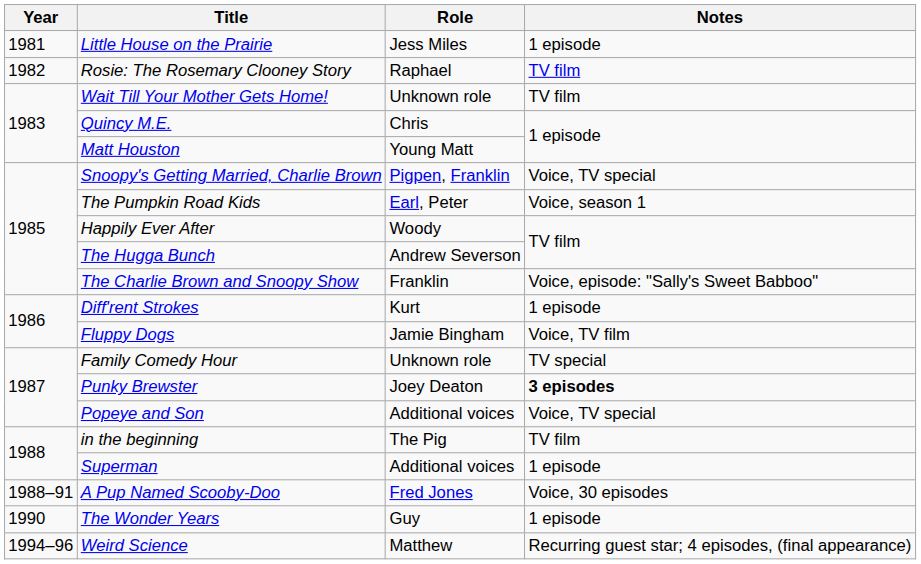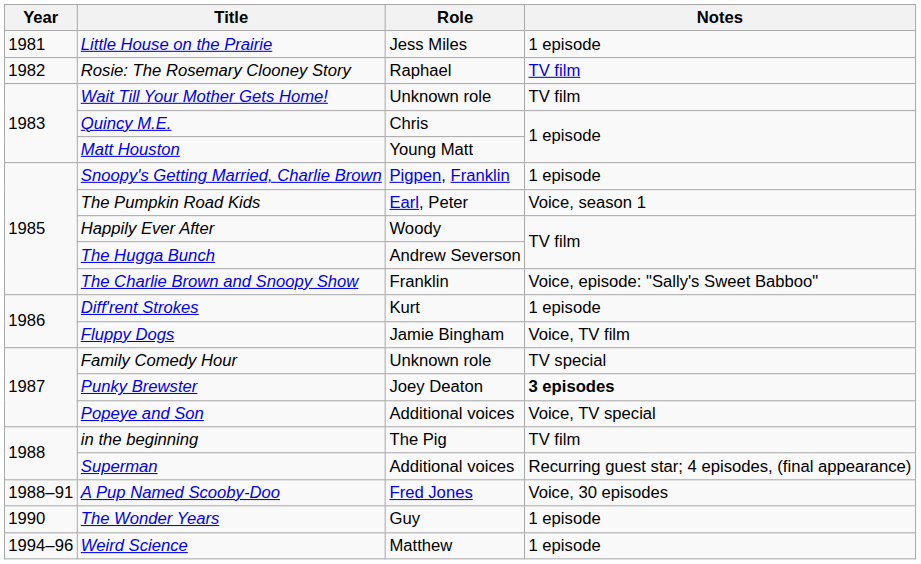(592, 176) Voice, TV special -> (565, 176) 1 episode
(565, 466) 1 episode -> (720, 466) Recurring guest star; 4 episodes, (final appearance)
(720, 545) Recurring guest star; 4 episodes, (final appearance) -> (565, 545) 1 episode
